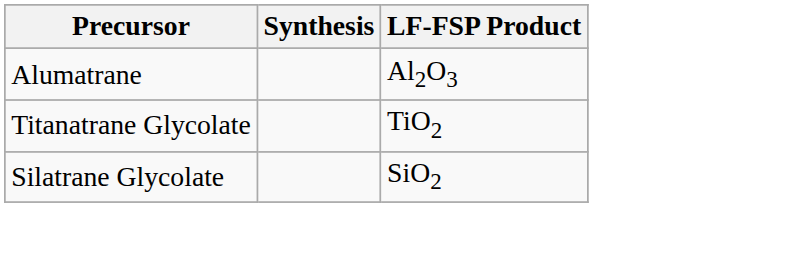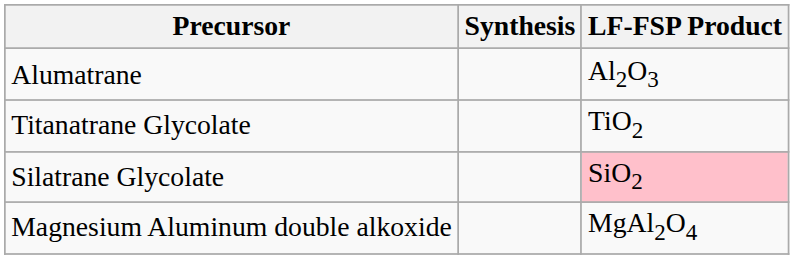(414, 176) no background -> (615, 176) pink background
+ row: (232, 227)
